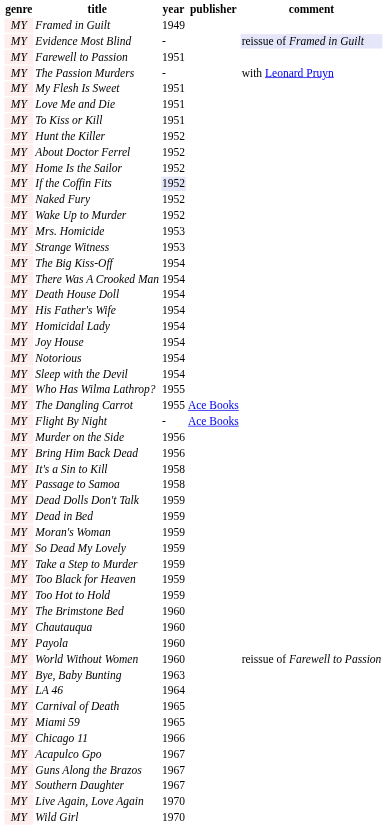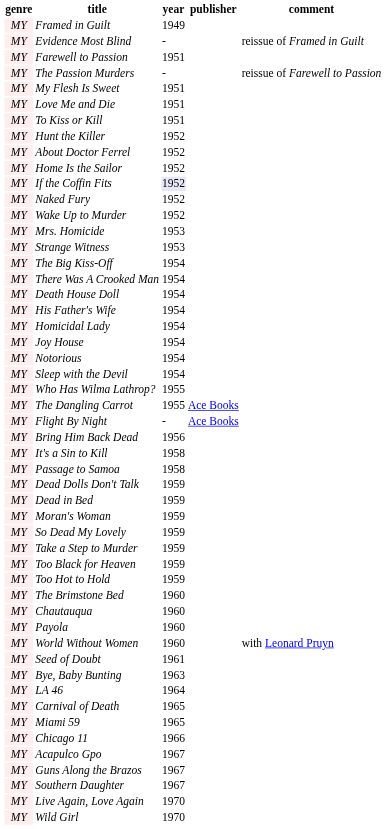(303, 41) lavender background -> (303, 41) no background
(288, 73) with Leonard Pruyn -> (311, 73) reissue of Farewell to Passion
- row: (80, 437)
(311, 659) reissue of Farewell to Passion -> (288, 643) with Leonard Pruyn
+ row: (68, 659)
